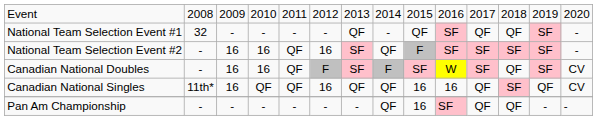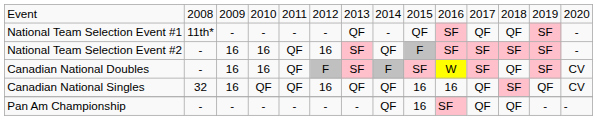(201, 32) 32 -> (201, 32) 11th*
(201, 88) 11th* -> (201, 88) 32
